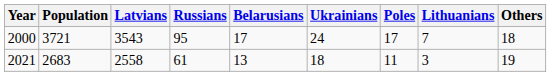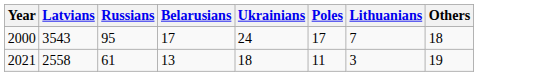- column: (75, 15)
